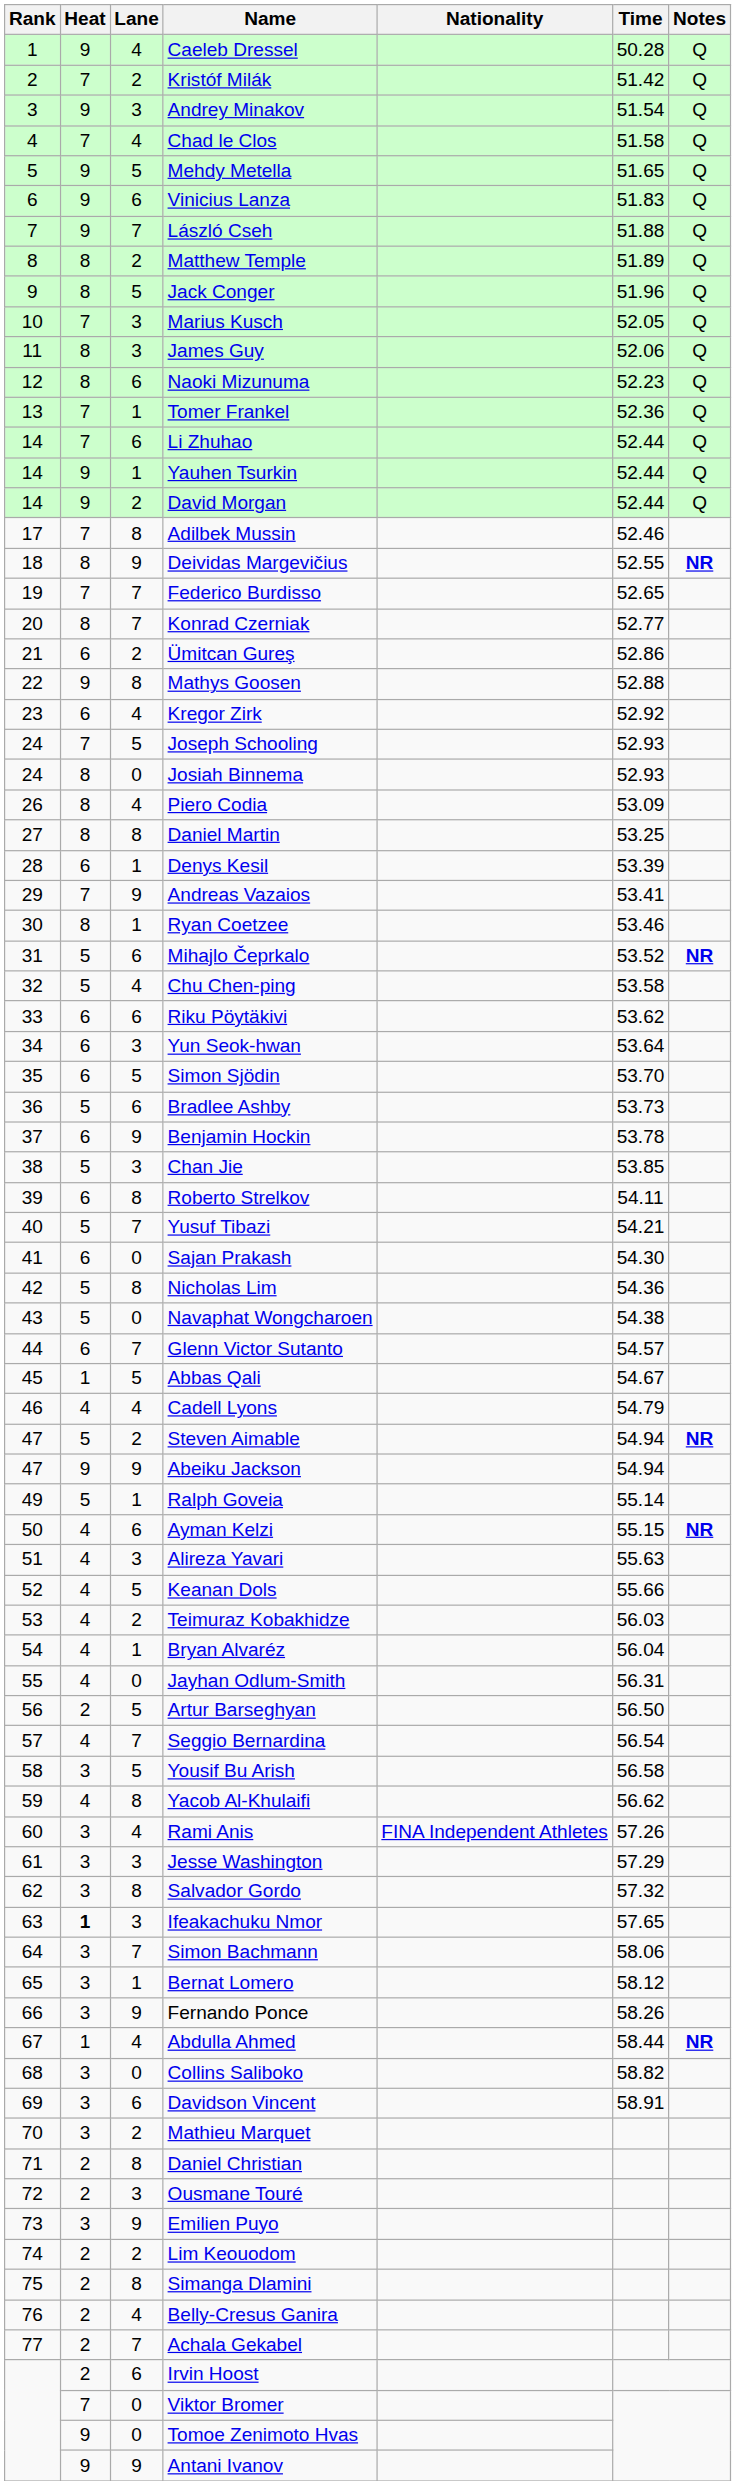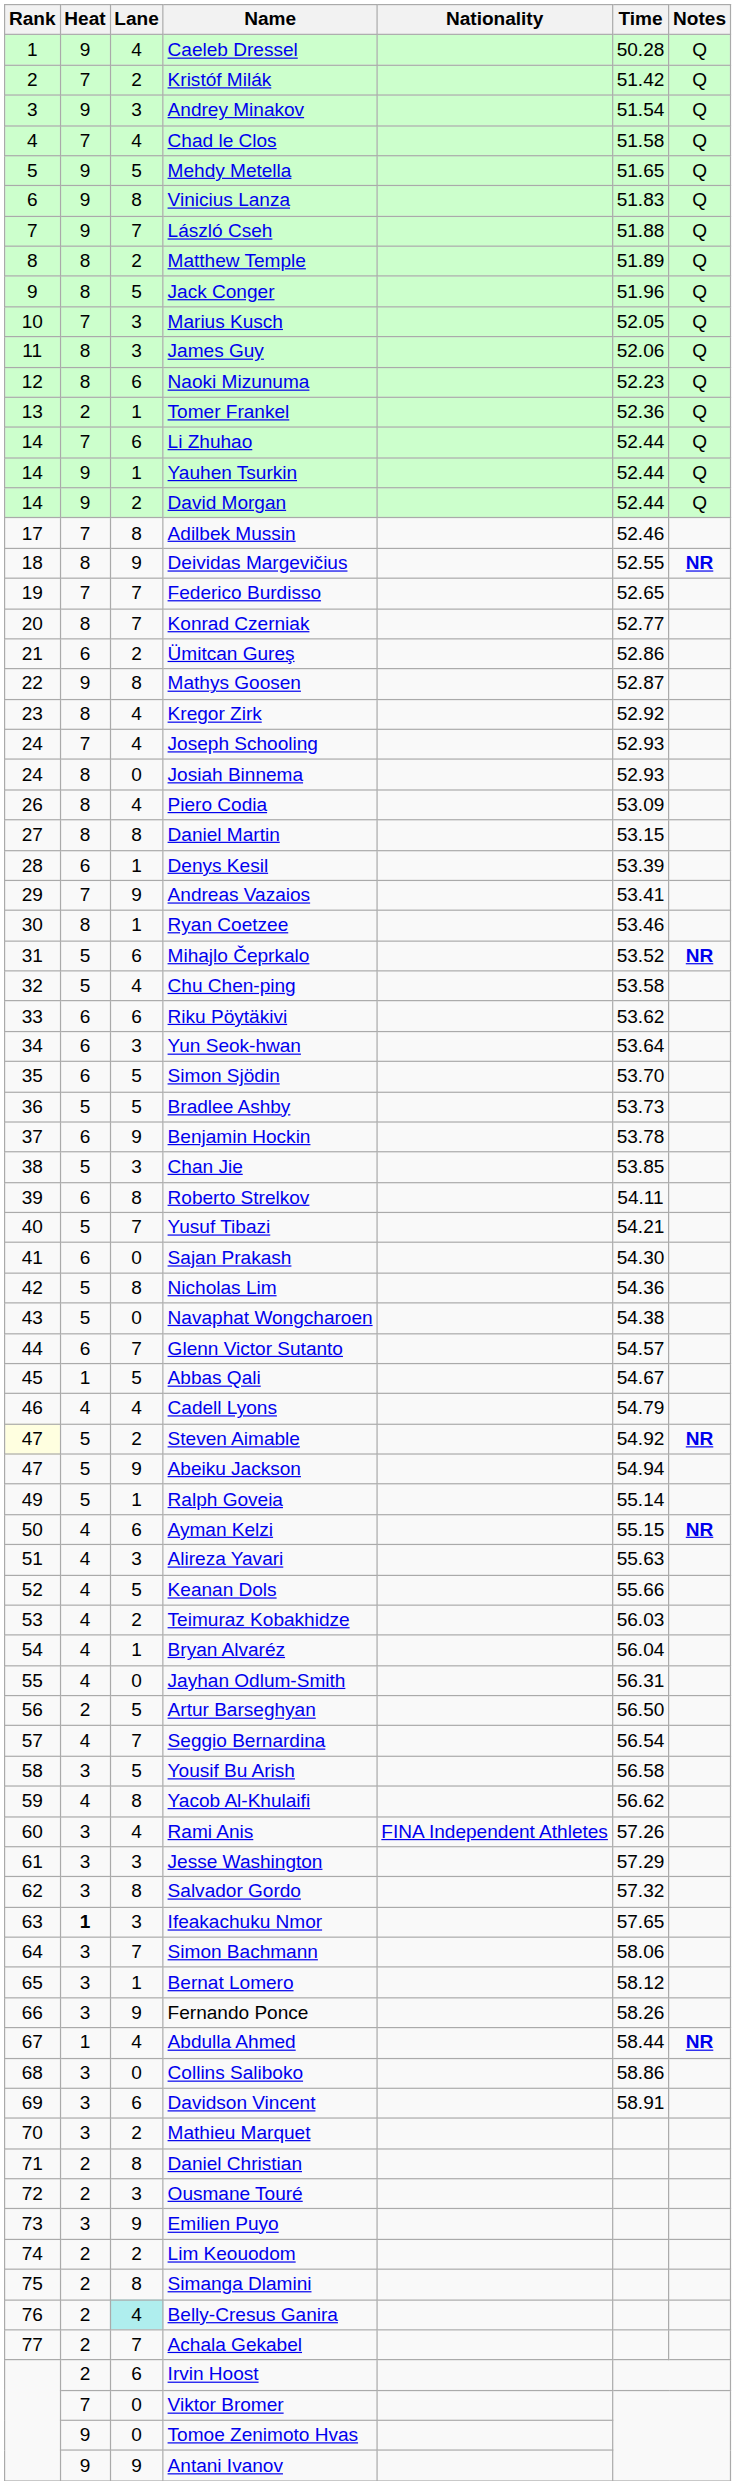(137, 200) 6 -> (137, 200) 8
(85, 412) 7 -> (85, 412) 2
(640, 683) 52.88 -> (640, 683) 52.87
(85, 714) 6 -> (85, 714) 8
(137, 744) 5 -> (137, 744) 4
(640, 834) 53.25 -> (640, 834) 53.15
(137, 1106) 6 -> (137, 1106) 5
(32, 1438) no background -> (32, 1438) lightyellow background
(640, 1438) 54.94 -> (640, 1438) 54.92
(85, 1469) 9 -> (85, 1469) 5
(640, 2072) 58.82 -> (640, 2072) 58.86
(137, 2314) no background -> (137, 2314) paleturquoise background
